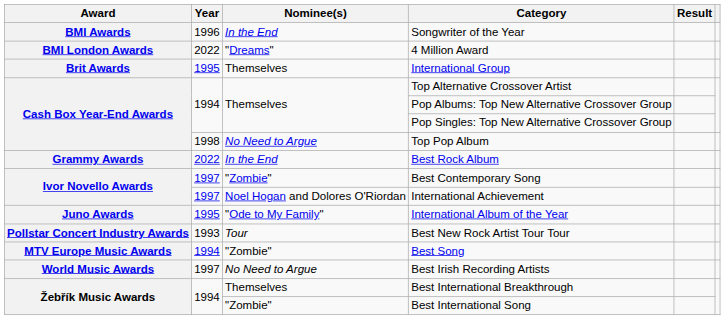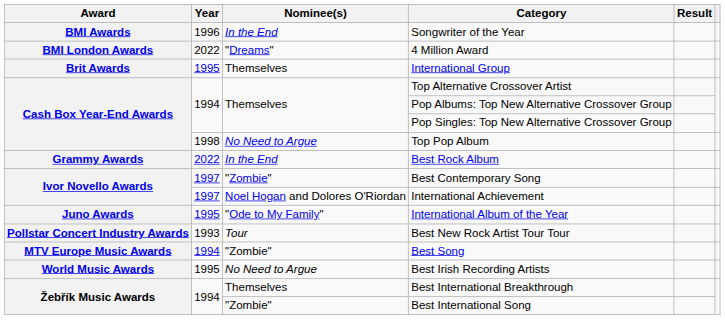(207, 269) 1997 -> (207, 269) 1995
